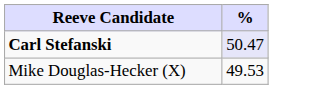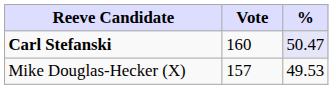+ column: (252, 17)
